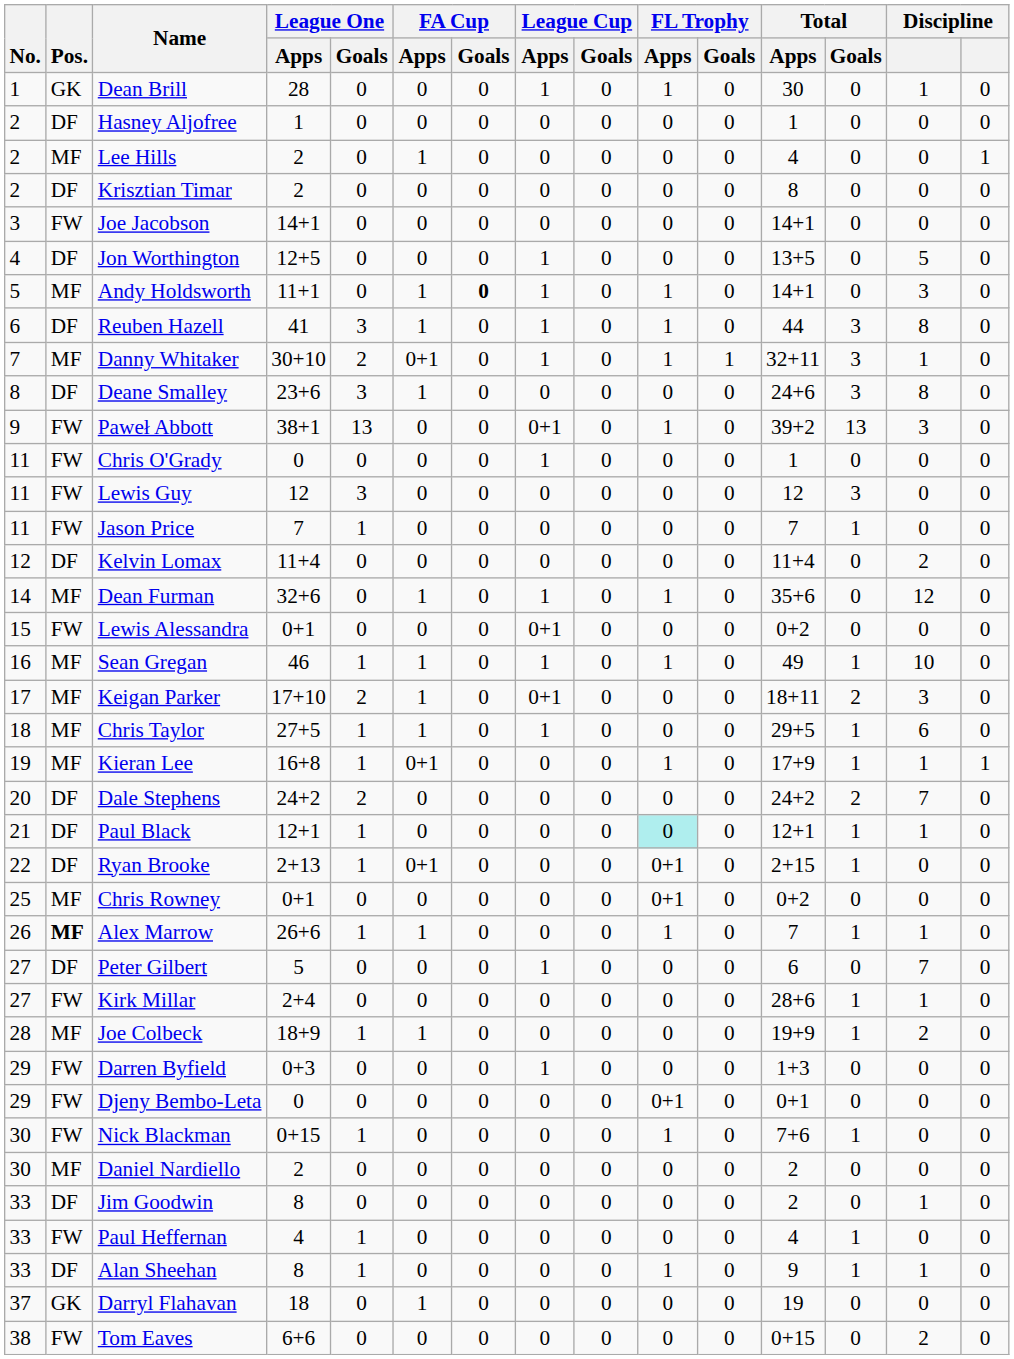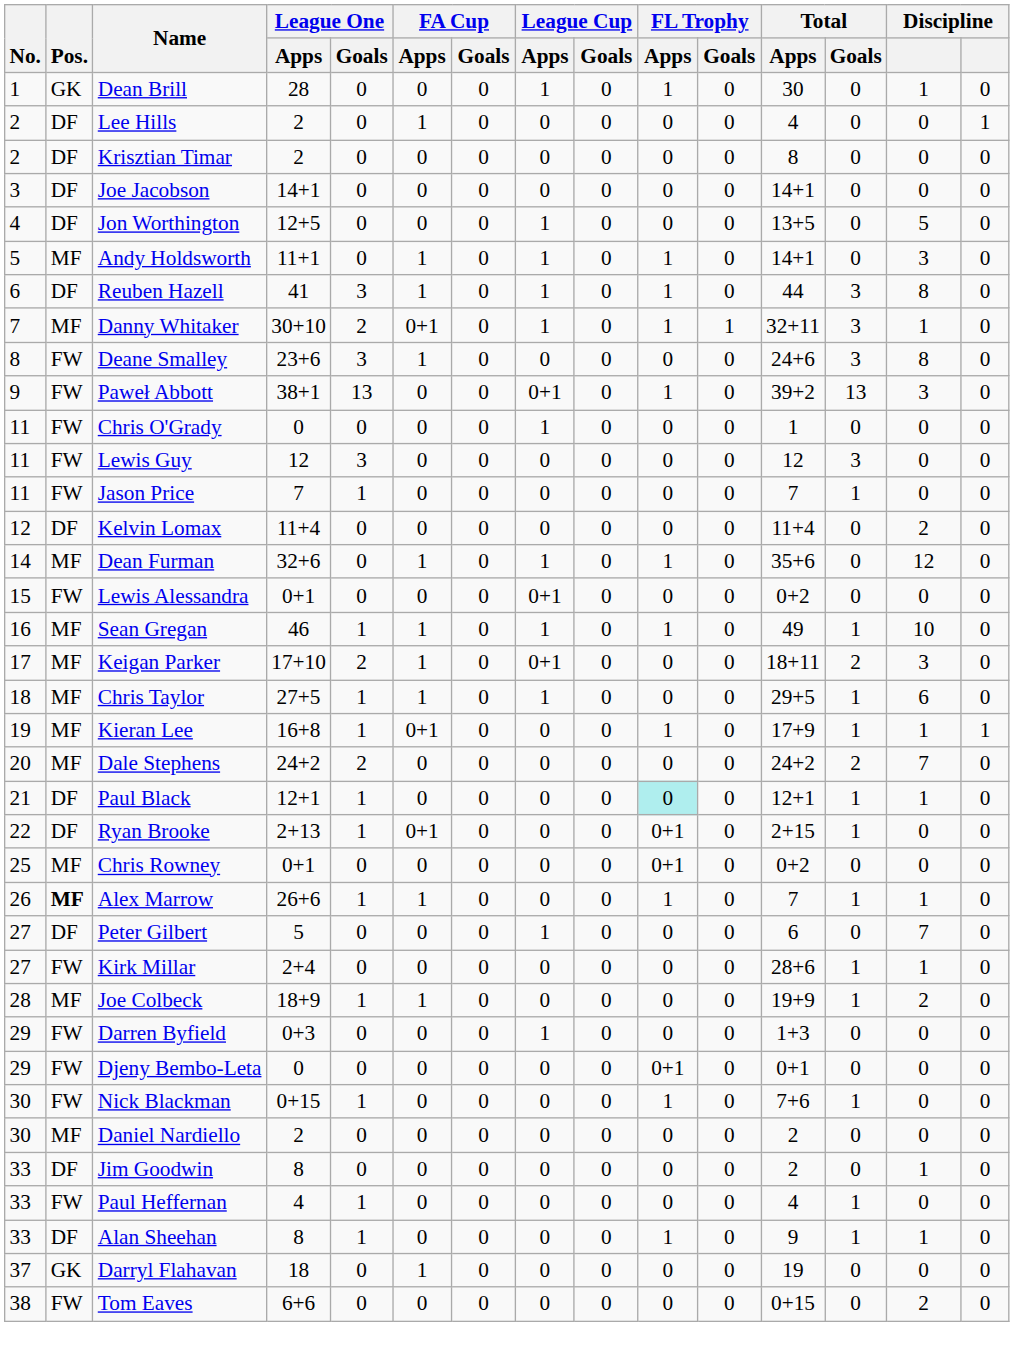- row: (167, 122)
(66, 156) MF -> (64, 122) DF
(67, 223) FW -> (64, 190) DF
(484, 291) bold -> (484, 257) normal
(64, 392) DF -> (67, 358) FW
(64, 797) DF -> (66, 763) MF
